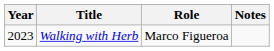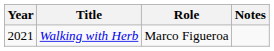(21, 35) 2023 -> (21, 35) 2021
